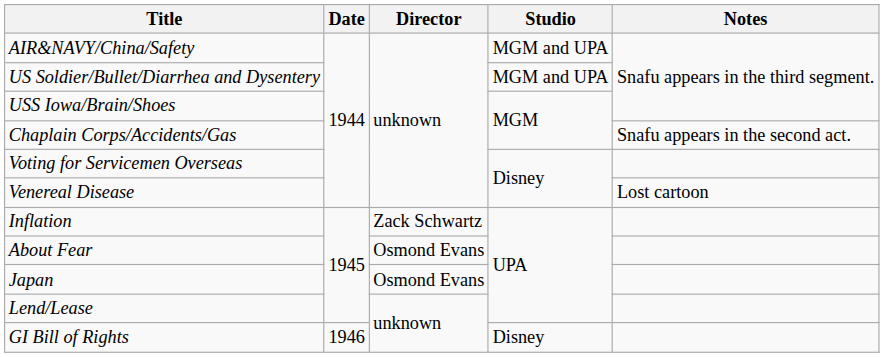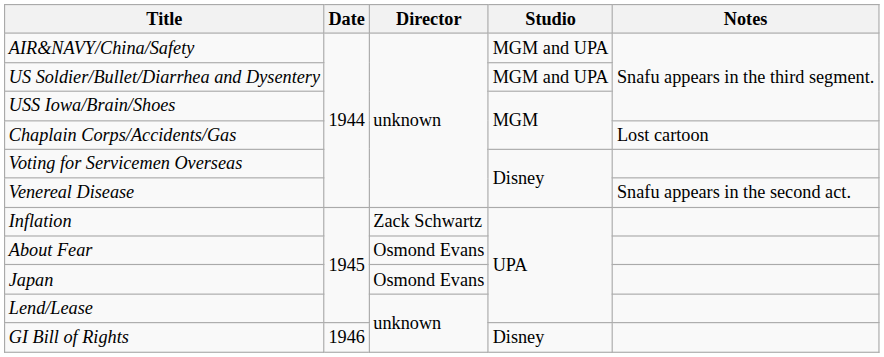(734, 134) Snafu appears in the second act. -> (663, 134) Lost cartoon
(663, 192) Lost cartoon -> (734, 192) Snafu appears in the second act.
